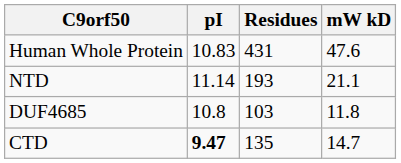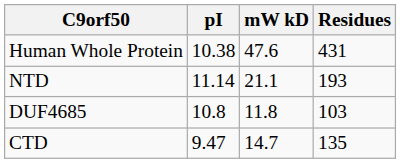columns swapped: (359, 19) <-> (281, 19)
(214, 50) 10.83 -> (214, 50) 10.38
(209, 142) bold -> (209, 142) normal
